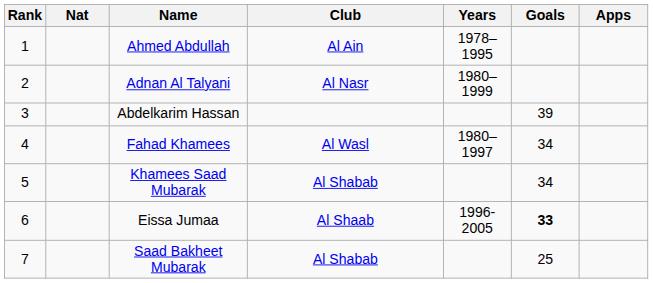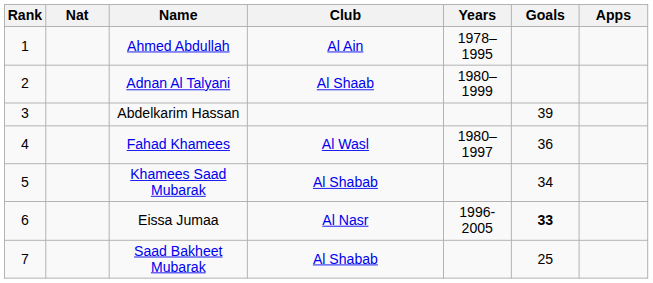(345, 84) Al Nasr -> (345, 84) Al Shaab
(545, 144) 34 -> (545, 144) 36
(345, 220) Al Shaab -> (345, 220) Al Nasr
